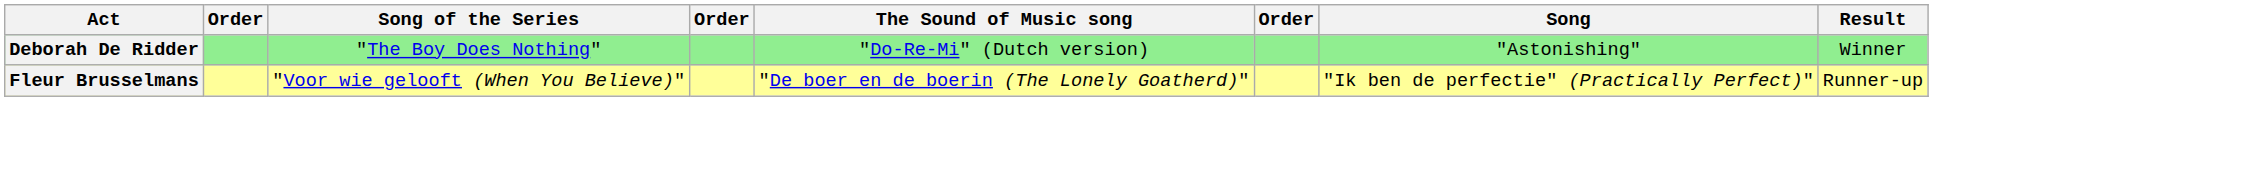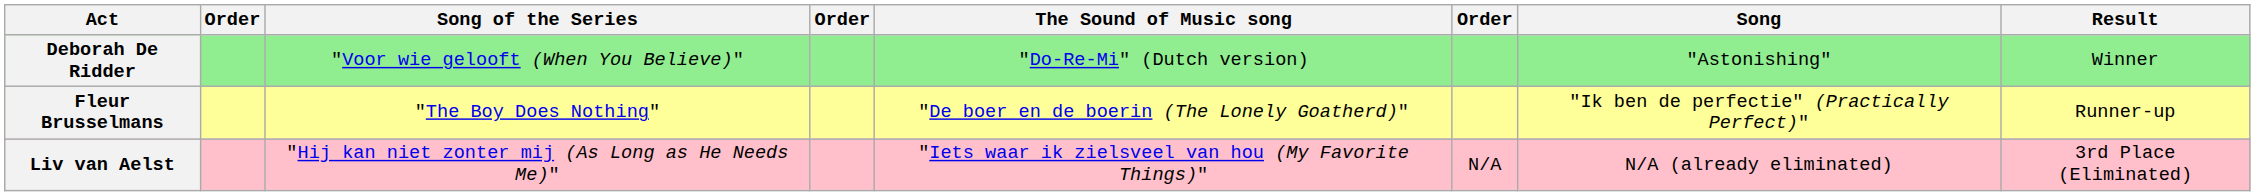(479, 50) "The Boy Does Nothing" -> (537, 61) "Voor wie gelooft (When You Believe)"
(479, 80) "Voor wie gelooft (When You Believe)" -> (537, 113) "The Boy Does Nothing"
+ row: (102, 164)
